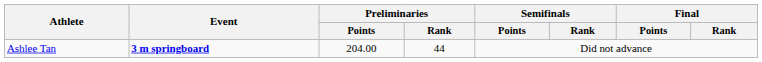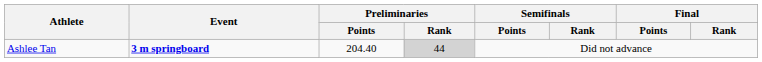(361, 49) 204.00 -> (361, 49) 204.40
(439, 49) no background -> (439, 49) lightgrey background
